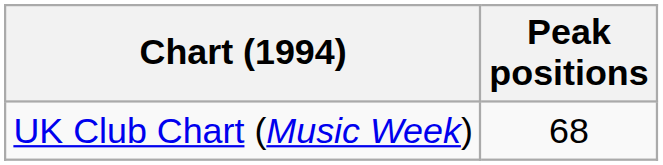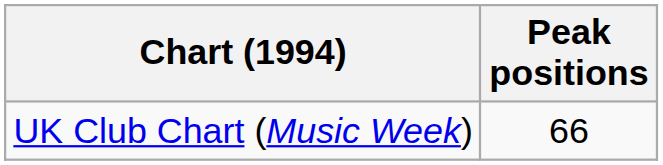(569, 130) 68 -> (569, 130) 66
